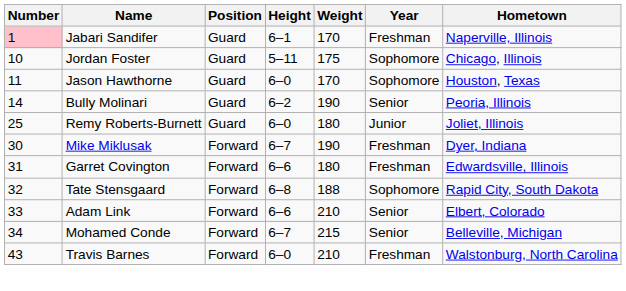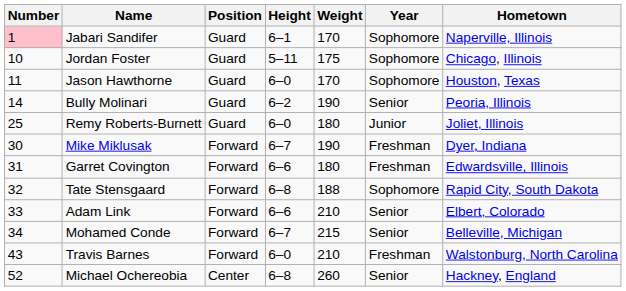(400, 37) Freshman -> (404, 37) Sophomore
+ row: (126, 275)
